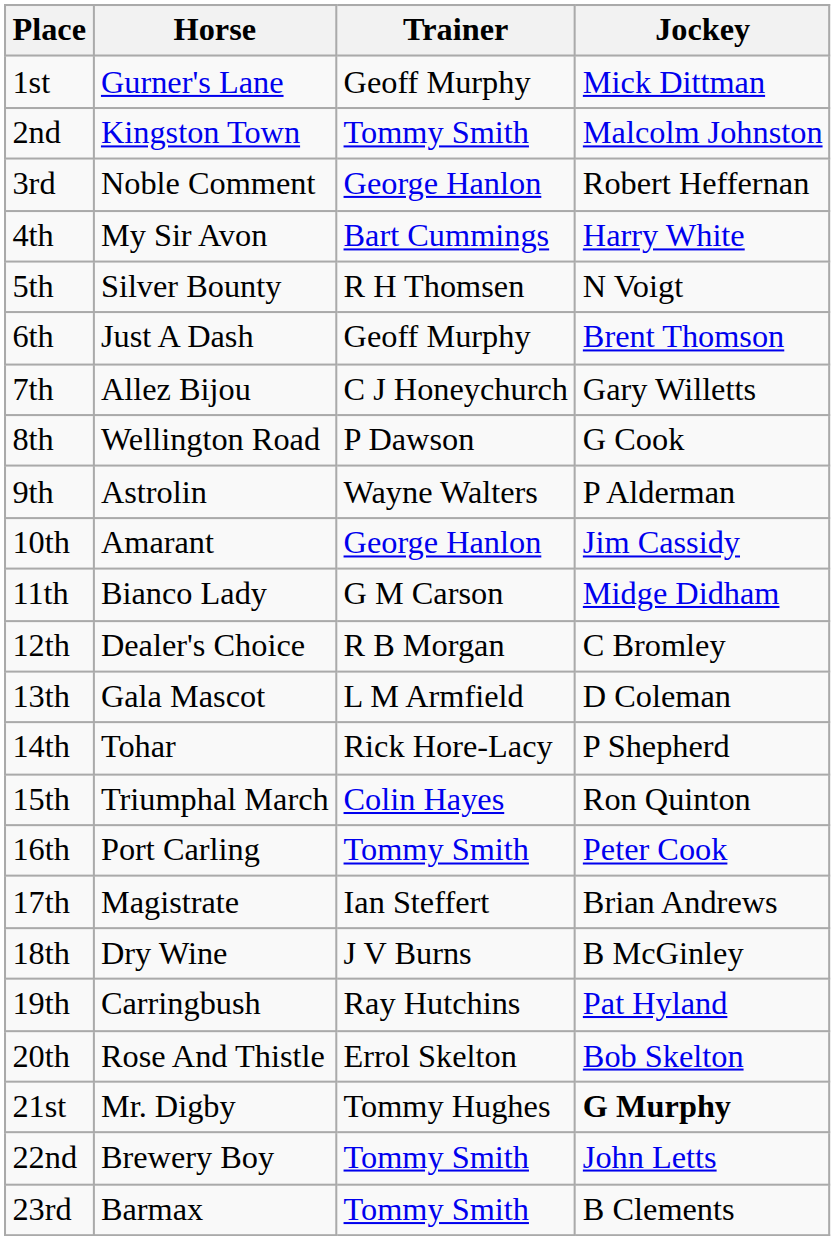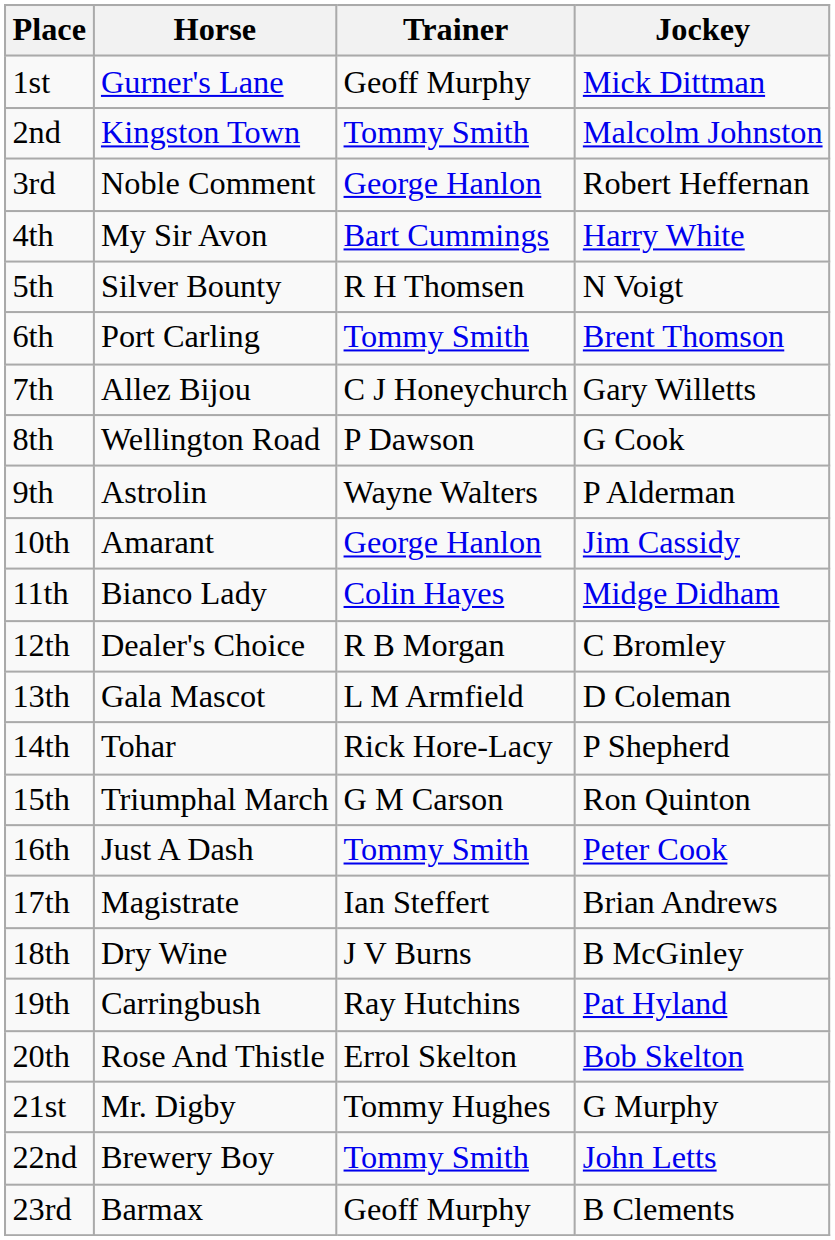(177, 337) Just A Dash -> (180, 337) Port Carling
(437, 337) Geoff Murphy -> (436, 337) Tommy Smith
(423, 593) G M Carson -> (424, 593) Colin Hayes
(424, 798) Colin Hayes -> (423, 798) G M Carson
(180, 850) Port Carling -> (177, 850) Just A Dash
(657, 1106) bold -> (651, 1106) normal
(436, 1209) Tommy Smith -> (437, 1209) Geoff Murphy
